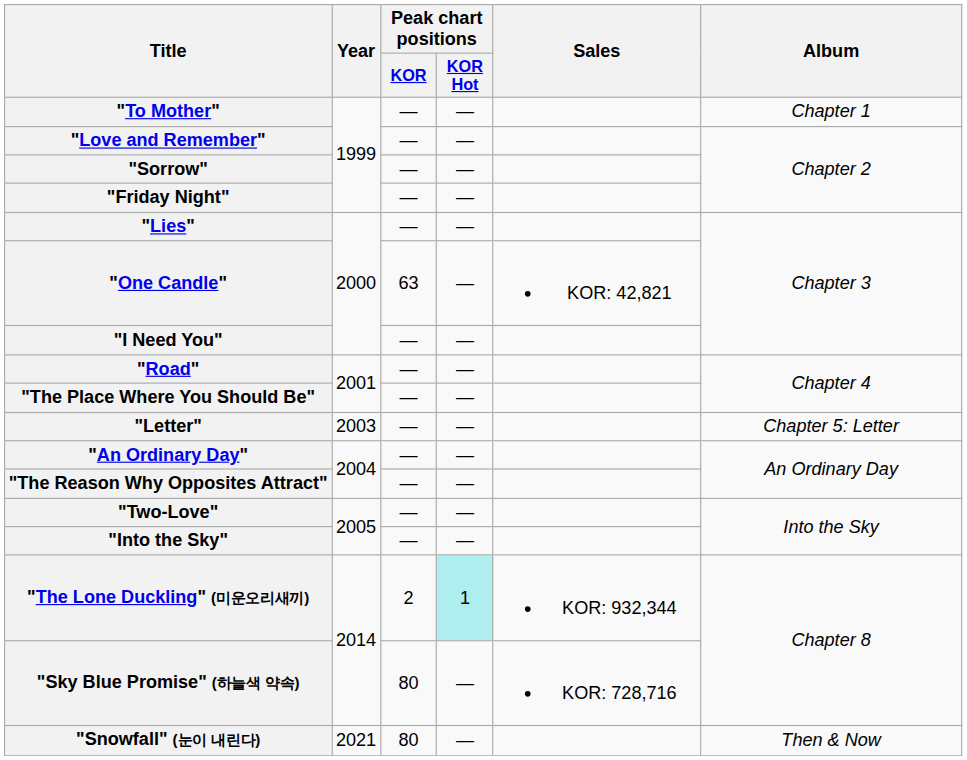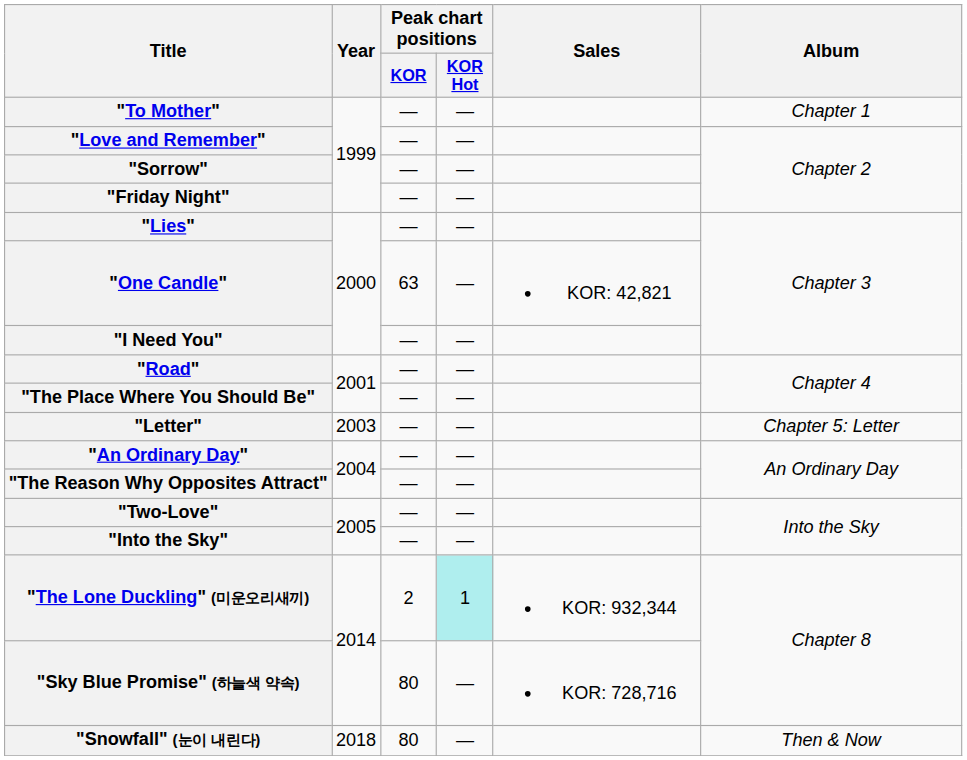(356, 740) 2021 -> (356, 740) 2018
